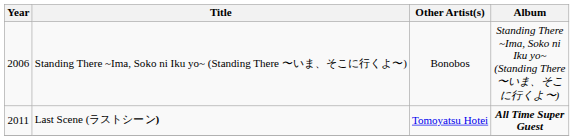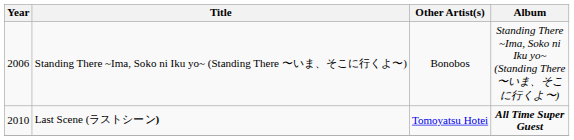(18, 120) 2011 -> (18, 120) 2010
